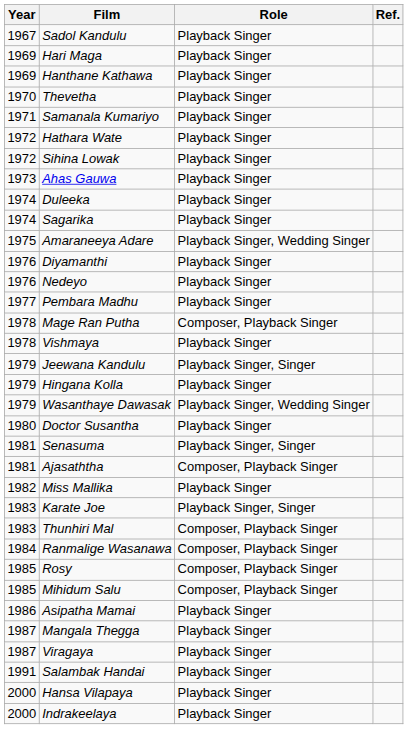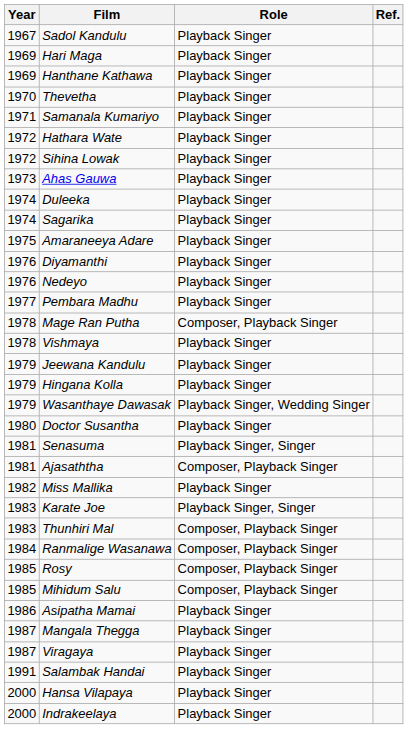(274, 240) Playback Singer, Wedding Singer -> (224, 240) Playback Singer
(246, 364) Playback Singer, Singer -> (224, 364) Playback Singer
